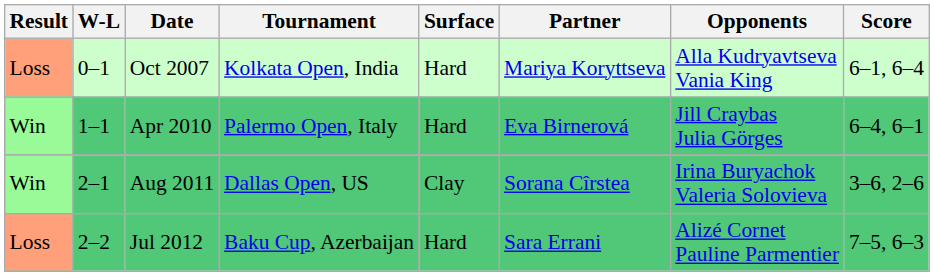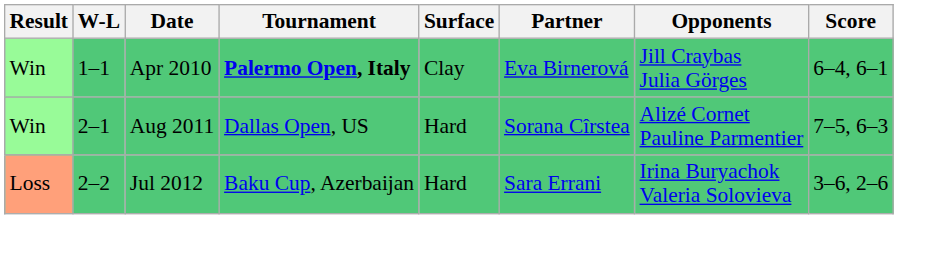- row: (169, 67)
(311, 125) normal -> (317, 67) bold
(445, 125) Hard -> (444, 67) Clay
(444, 183) Clay -> (445, 125) Hard
(751, 183) Irina Buryachok Valeria Solovieva -> (721, 125) Alizé Cornet Pauline Parmentier
(886, 183) 3–6, 2–6 -> (851, 125) 7–5, 6–3
(757, 241) Alizé Cornet Pauline Parmentier -> (715, 183) Irina Buryachok Valeria Solovieva
(886, 241) 7–5, 6–3 -> (851, 183) 3–6, 2–6
